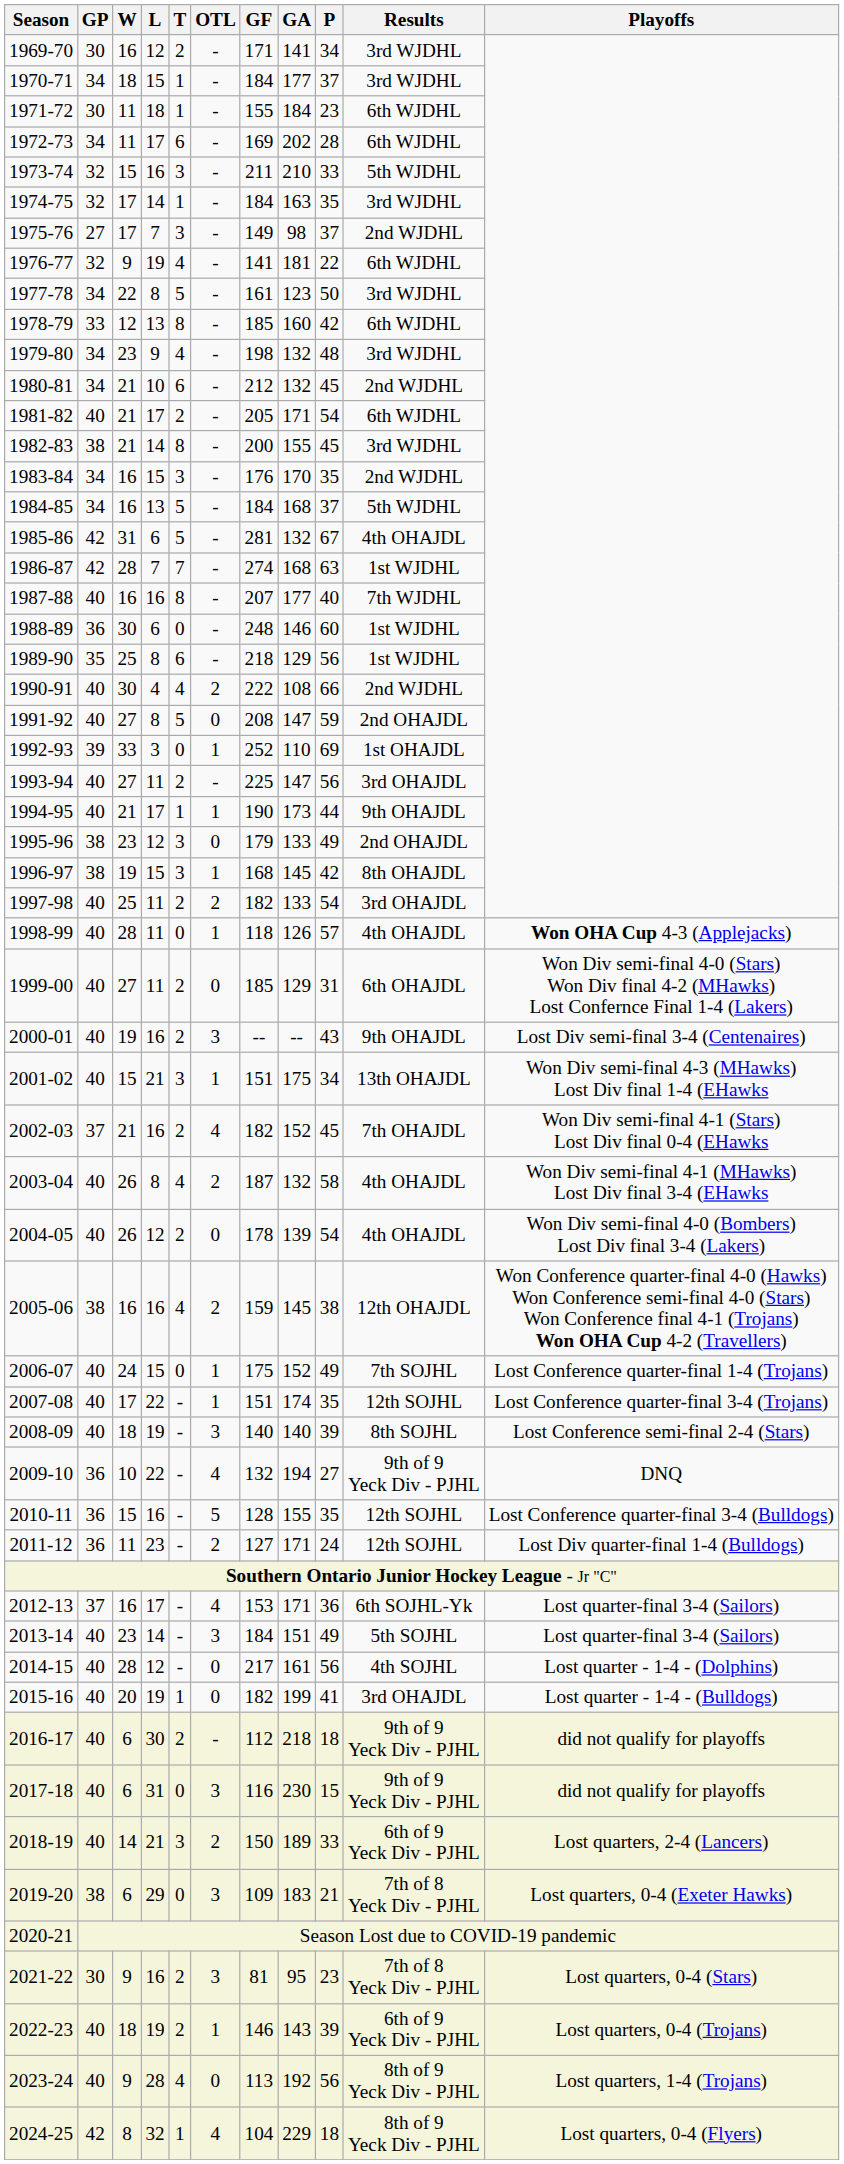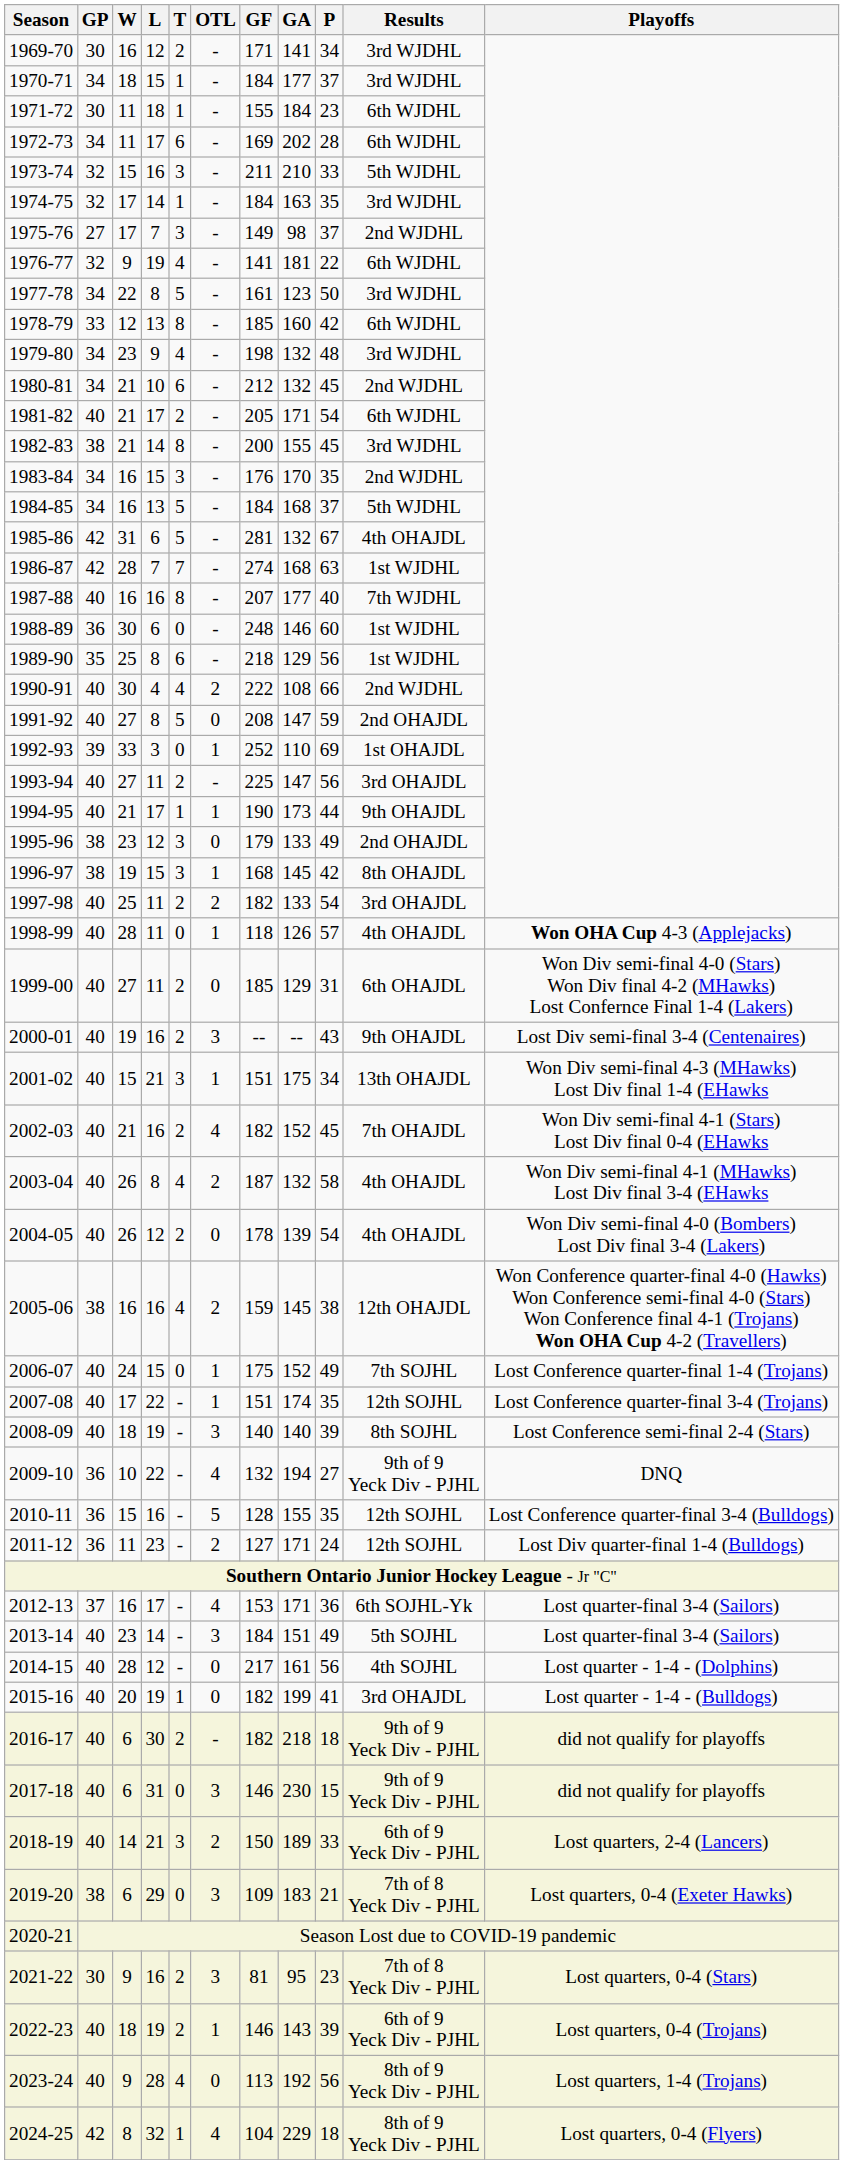(95, 1130) 37 -> (95, 1130) 40
(259, 1738) 112 -> (259, 1738) 182
(259, 1790) 116 -> (259, 1790) 146
